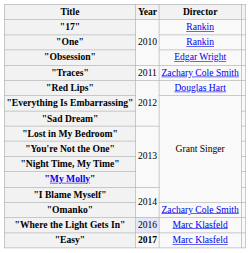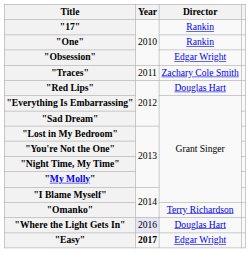(200, 210) Zachary Cole Smith -> (200, 210) Terry Richardson
(200, 225) Marc Klasfeld -> (200, 225) Douglas Hart
(200, 240) Marc Klasfeld -> (200, 240) Edgar Wright
